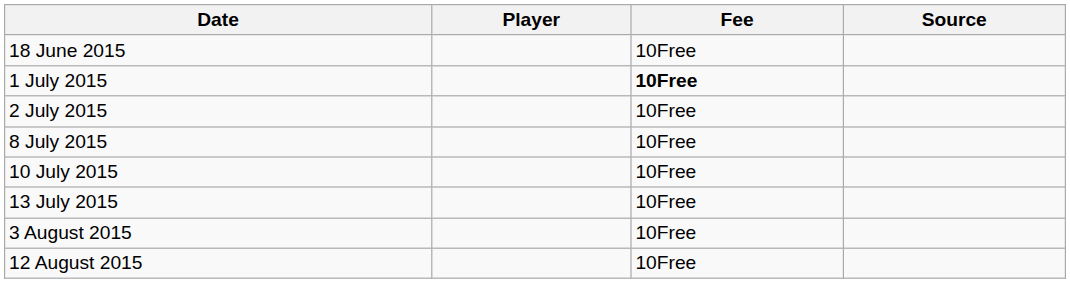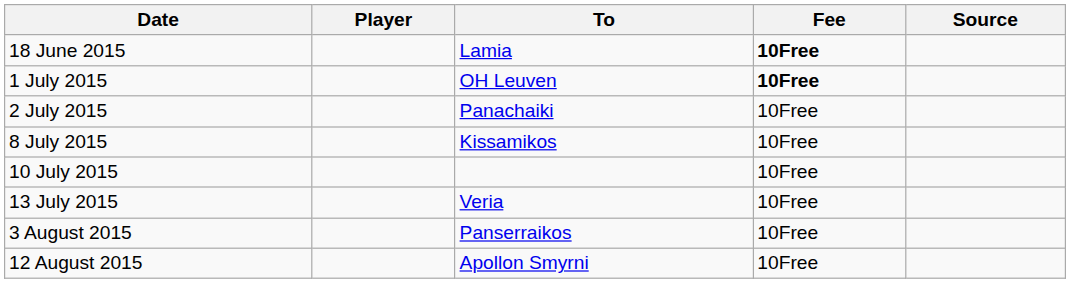+ column: (604, 19)
(666, 50) normal -> (788, 50) bold
